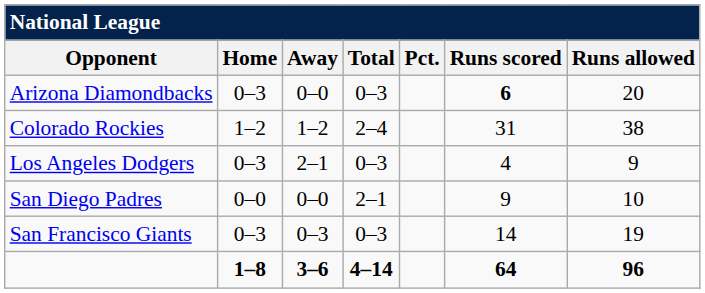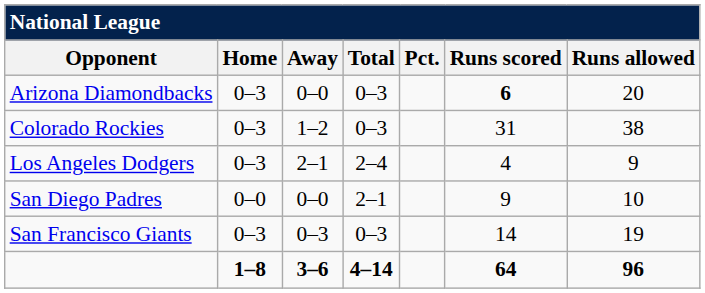(250, 128) 1–2 -> (250, 128) 0–3
(371, 128) 2–4 -> (371, 128) 0–3
(371, 163) 0–3 -> (371, 163) 2–4
